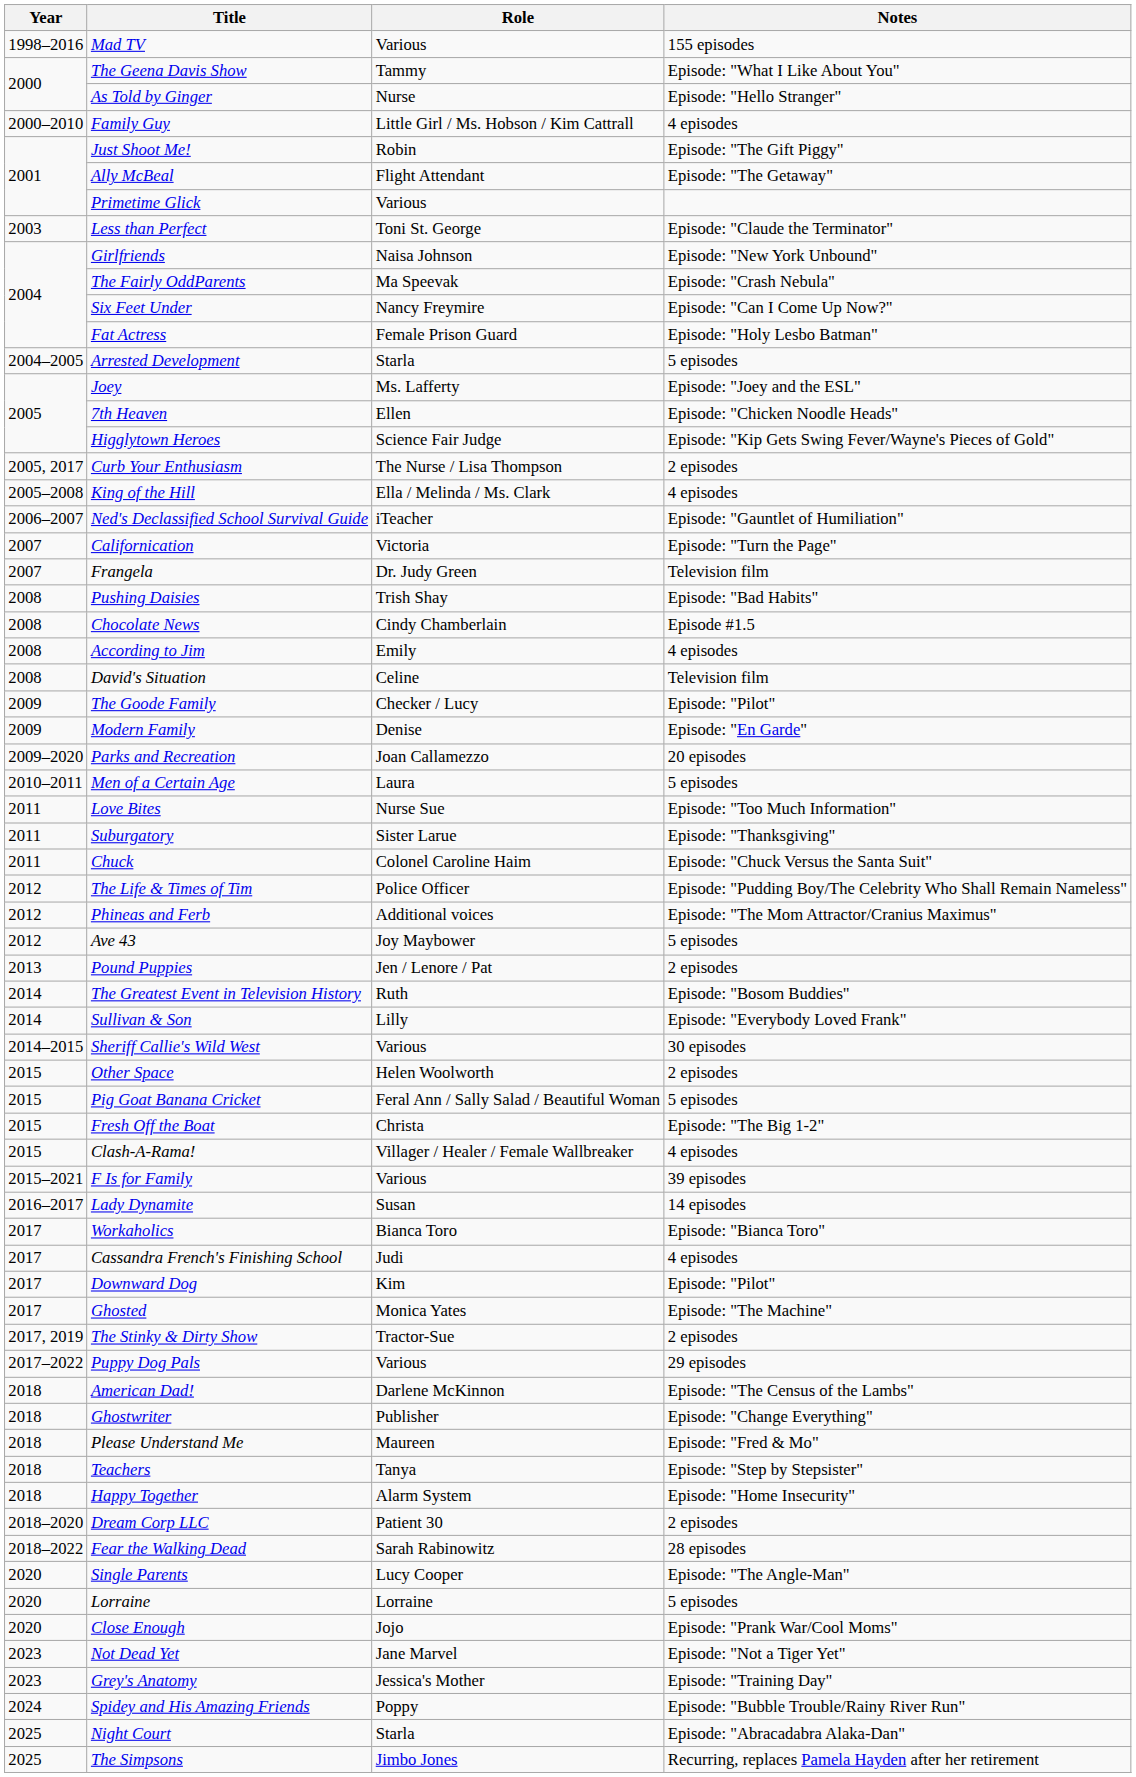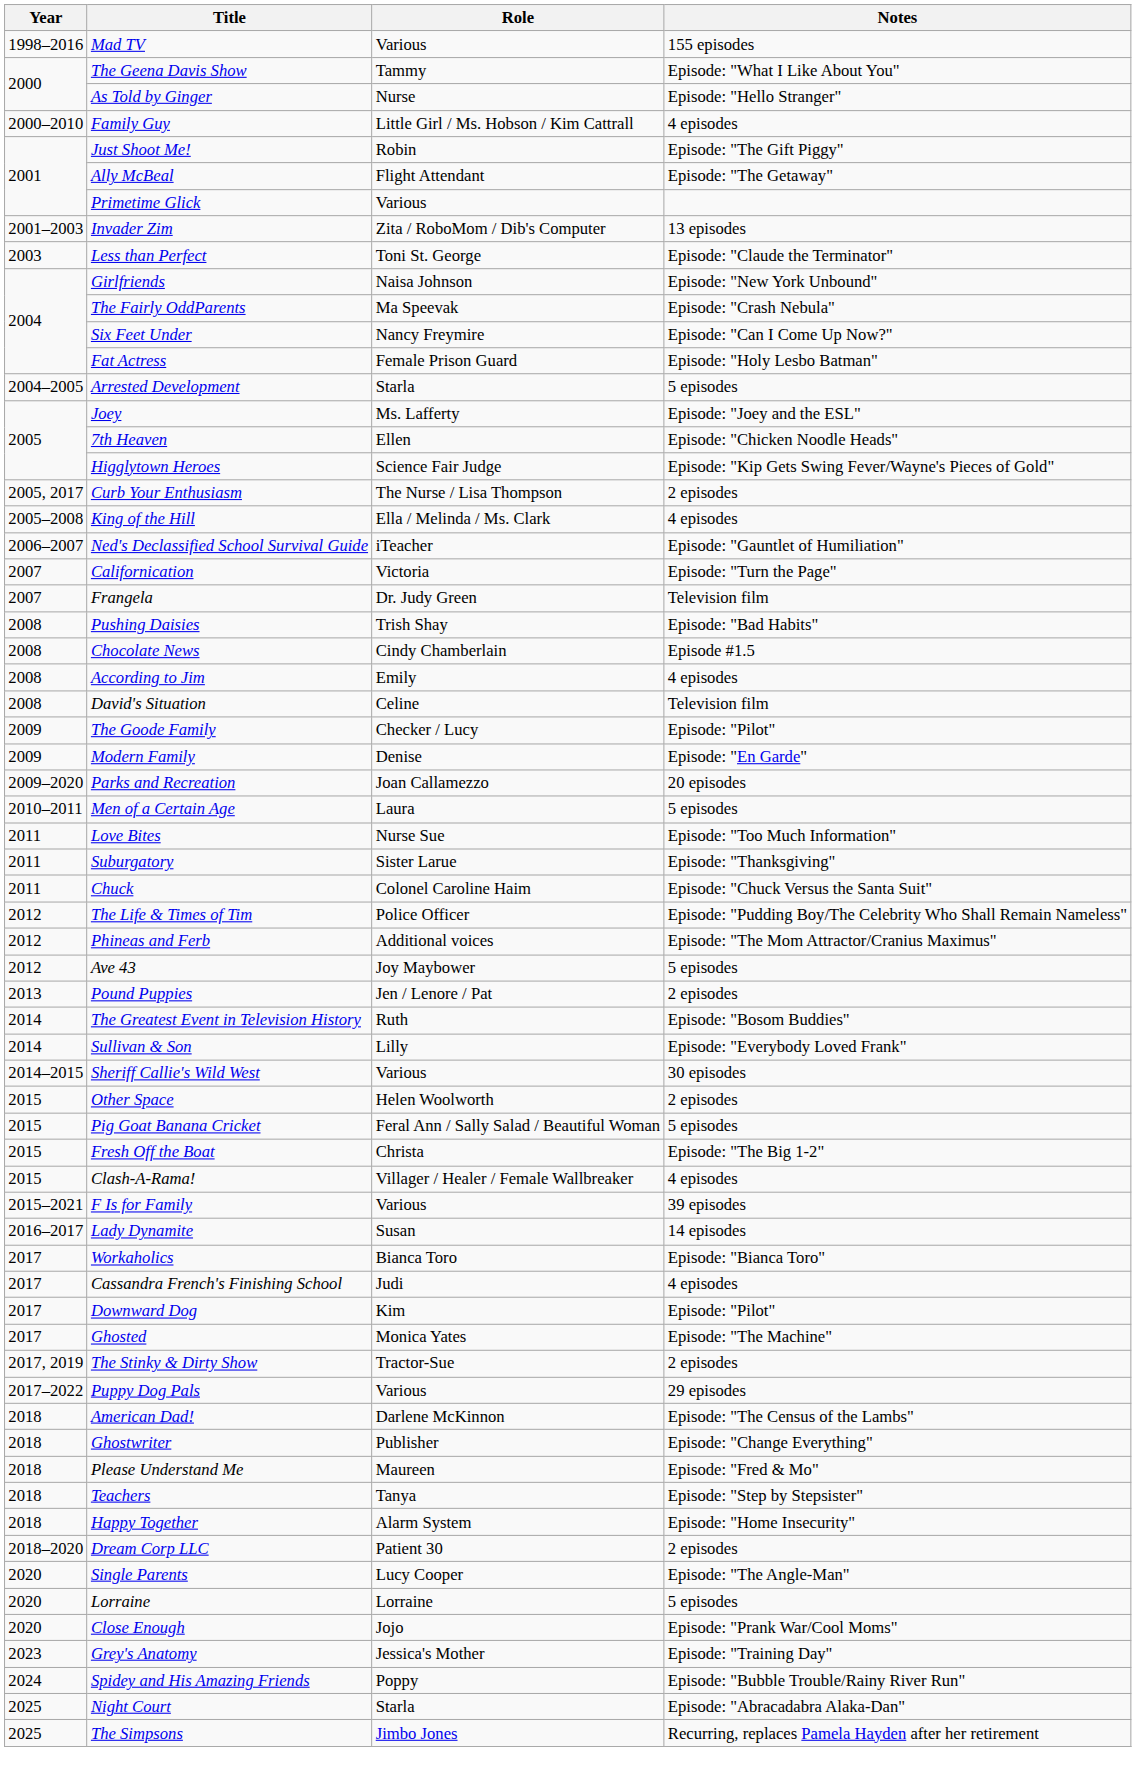+ row: (132, 228)
- row: (168, 1548)
- row: (135, 1653)
